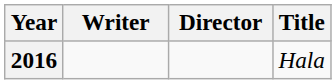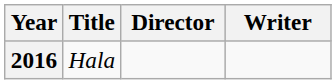columns swapped: (302, 22) <-> (116, 22)
